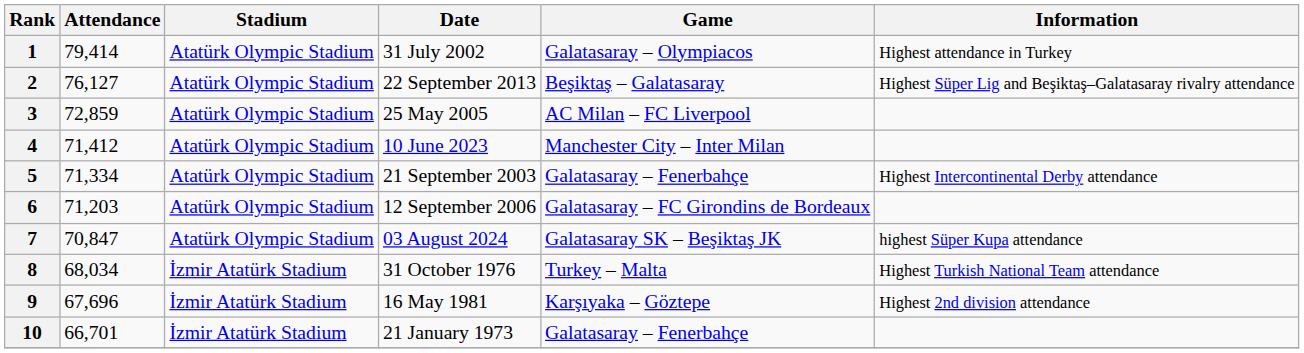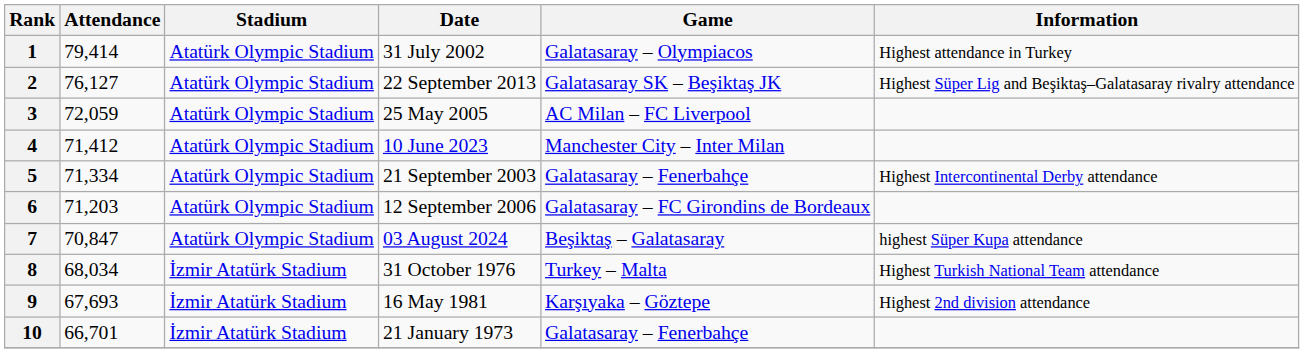(635, 82) Beşiktaş – Galatasaray -> (663, 82) Galatasaray SK – Beşiktaş JK
(91, 113) 72,859 -> (91, 113) 72,059
(663, 238) Galatasaray SK – Beşiktaş JK -> (635, 238) Beşiktaş – Galatasaray
(91, 301) 67,696 -> (91, 301) 67,693
